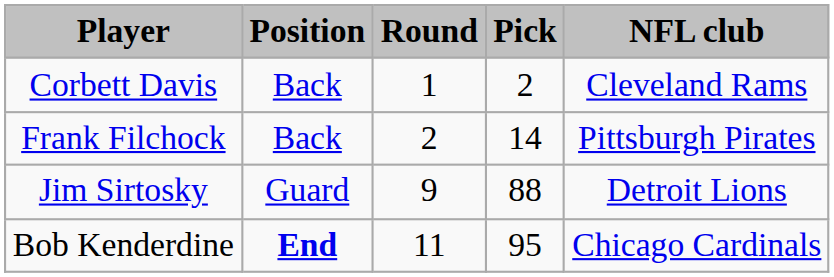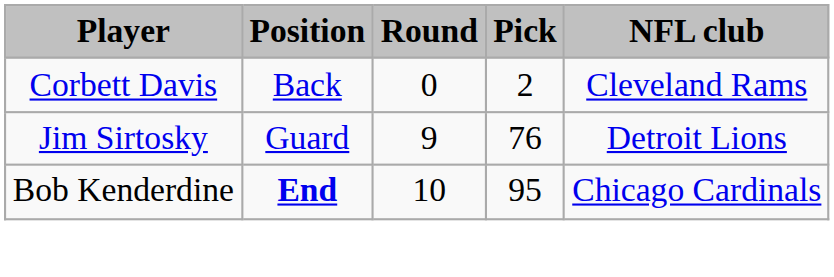(429, 84) 1 -> (429, 84) 0
- row: (123, 137)
(525, 191) 88 -> (525, 137) 76
(429, 244) 11 -> (429, 191) 10
